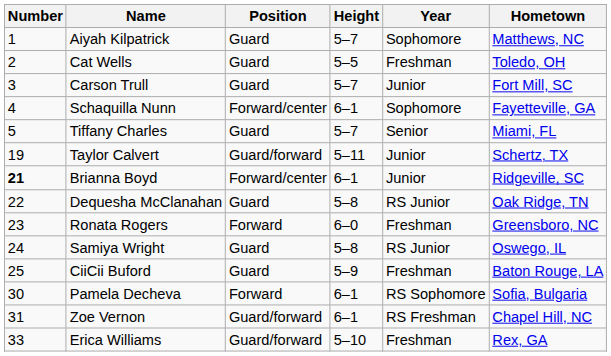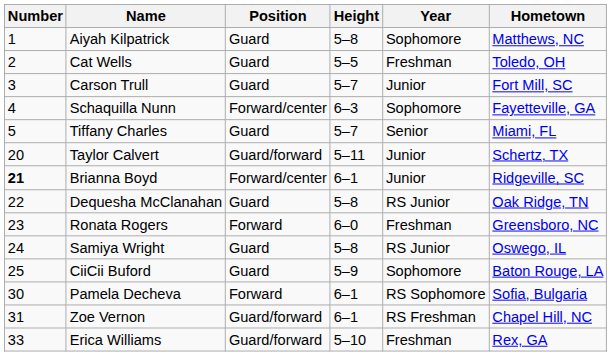(346, 39) 5–7 -> (346, 39) 5–8
(346, 109) 6–1 -> (346, 109) 6–3
(16, 155) 19 -> (16, 155) 20
(419, 270) Freshman -> (424, 270) Sophomore
